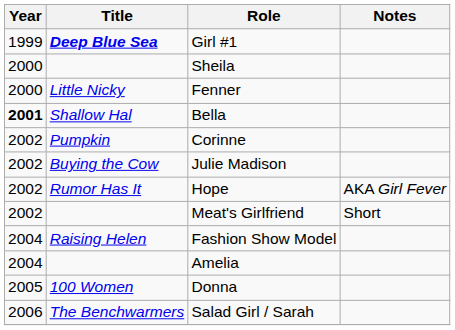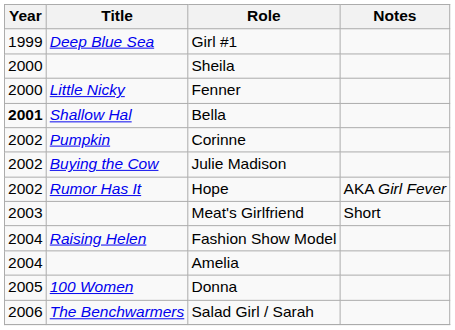(104, 41) bold -> (102, 41) normal
(25, 213) 2002 -> (25, 213) 2003
